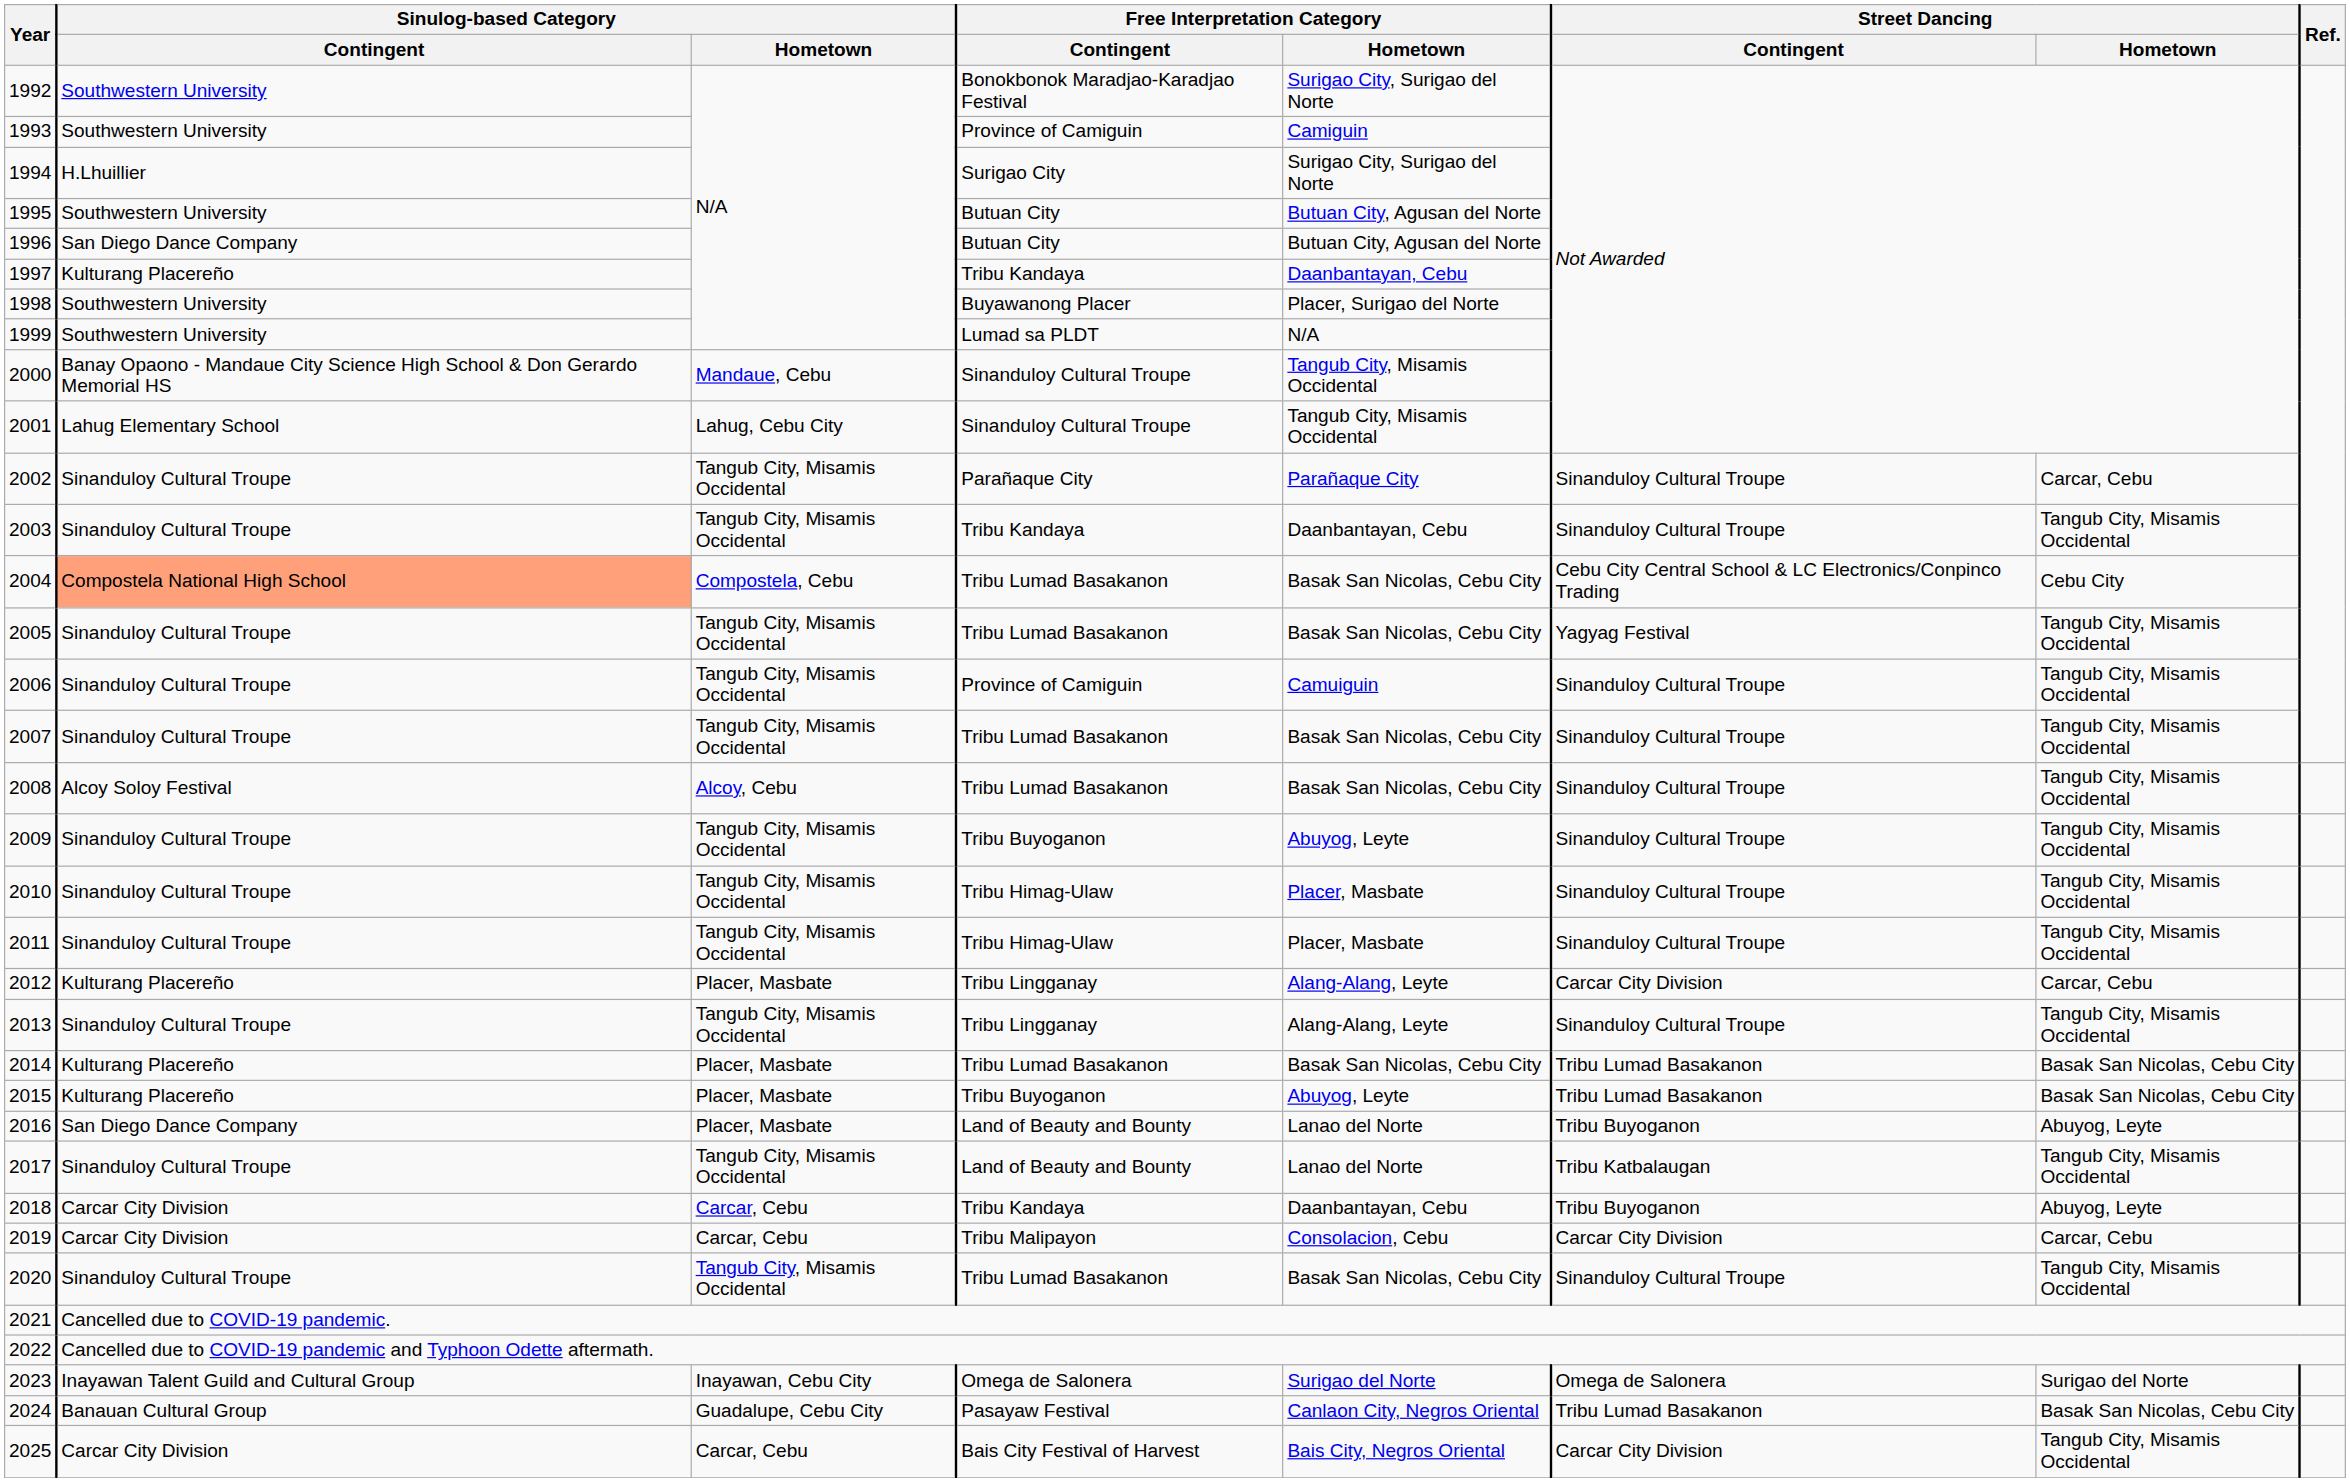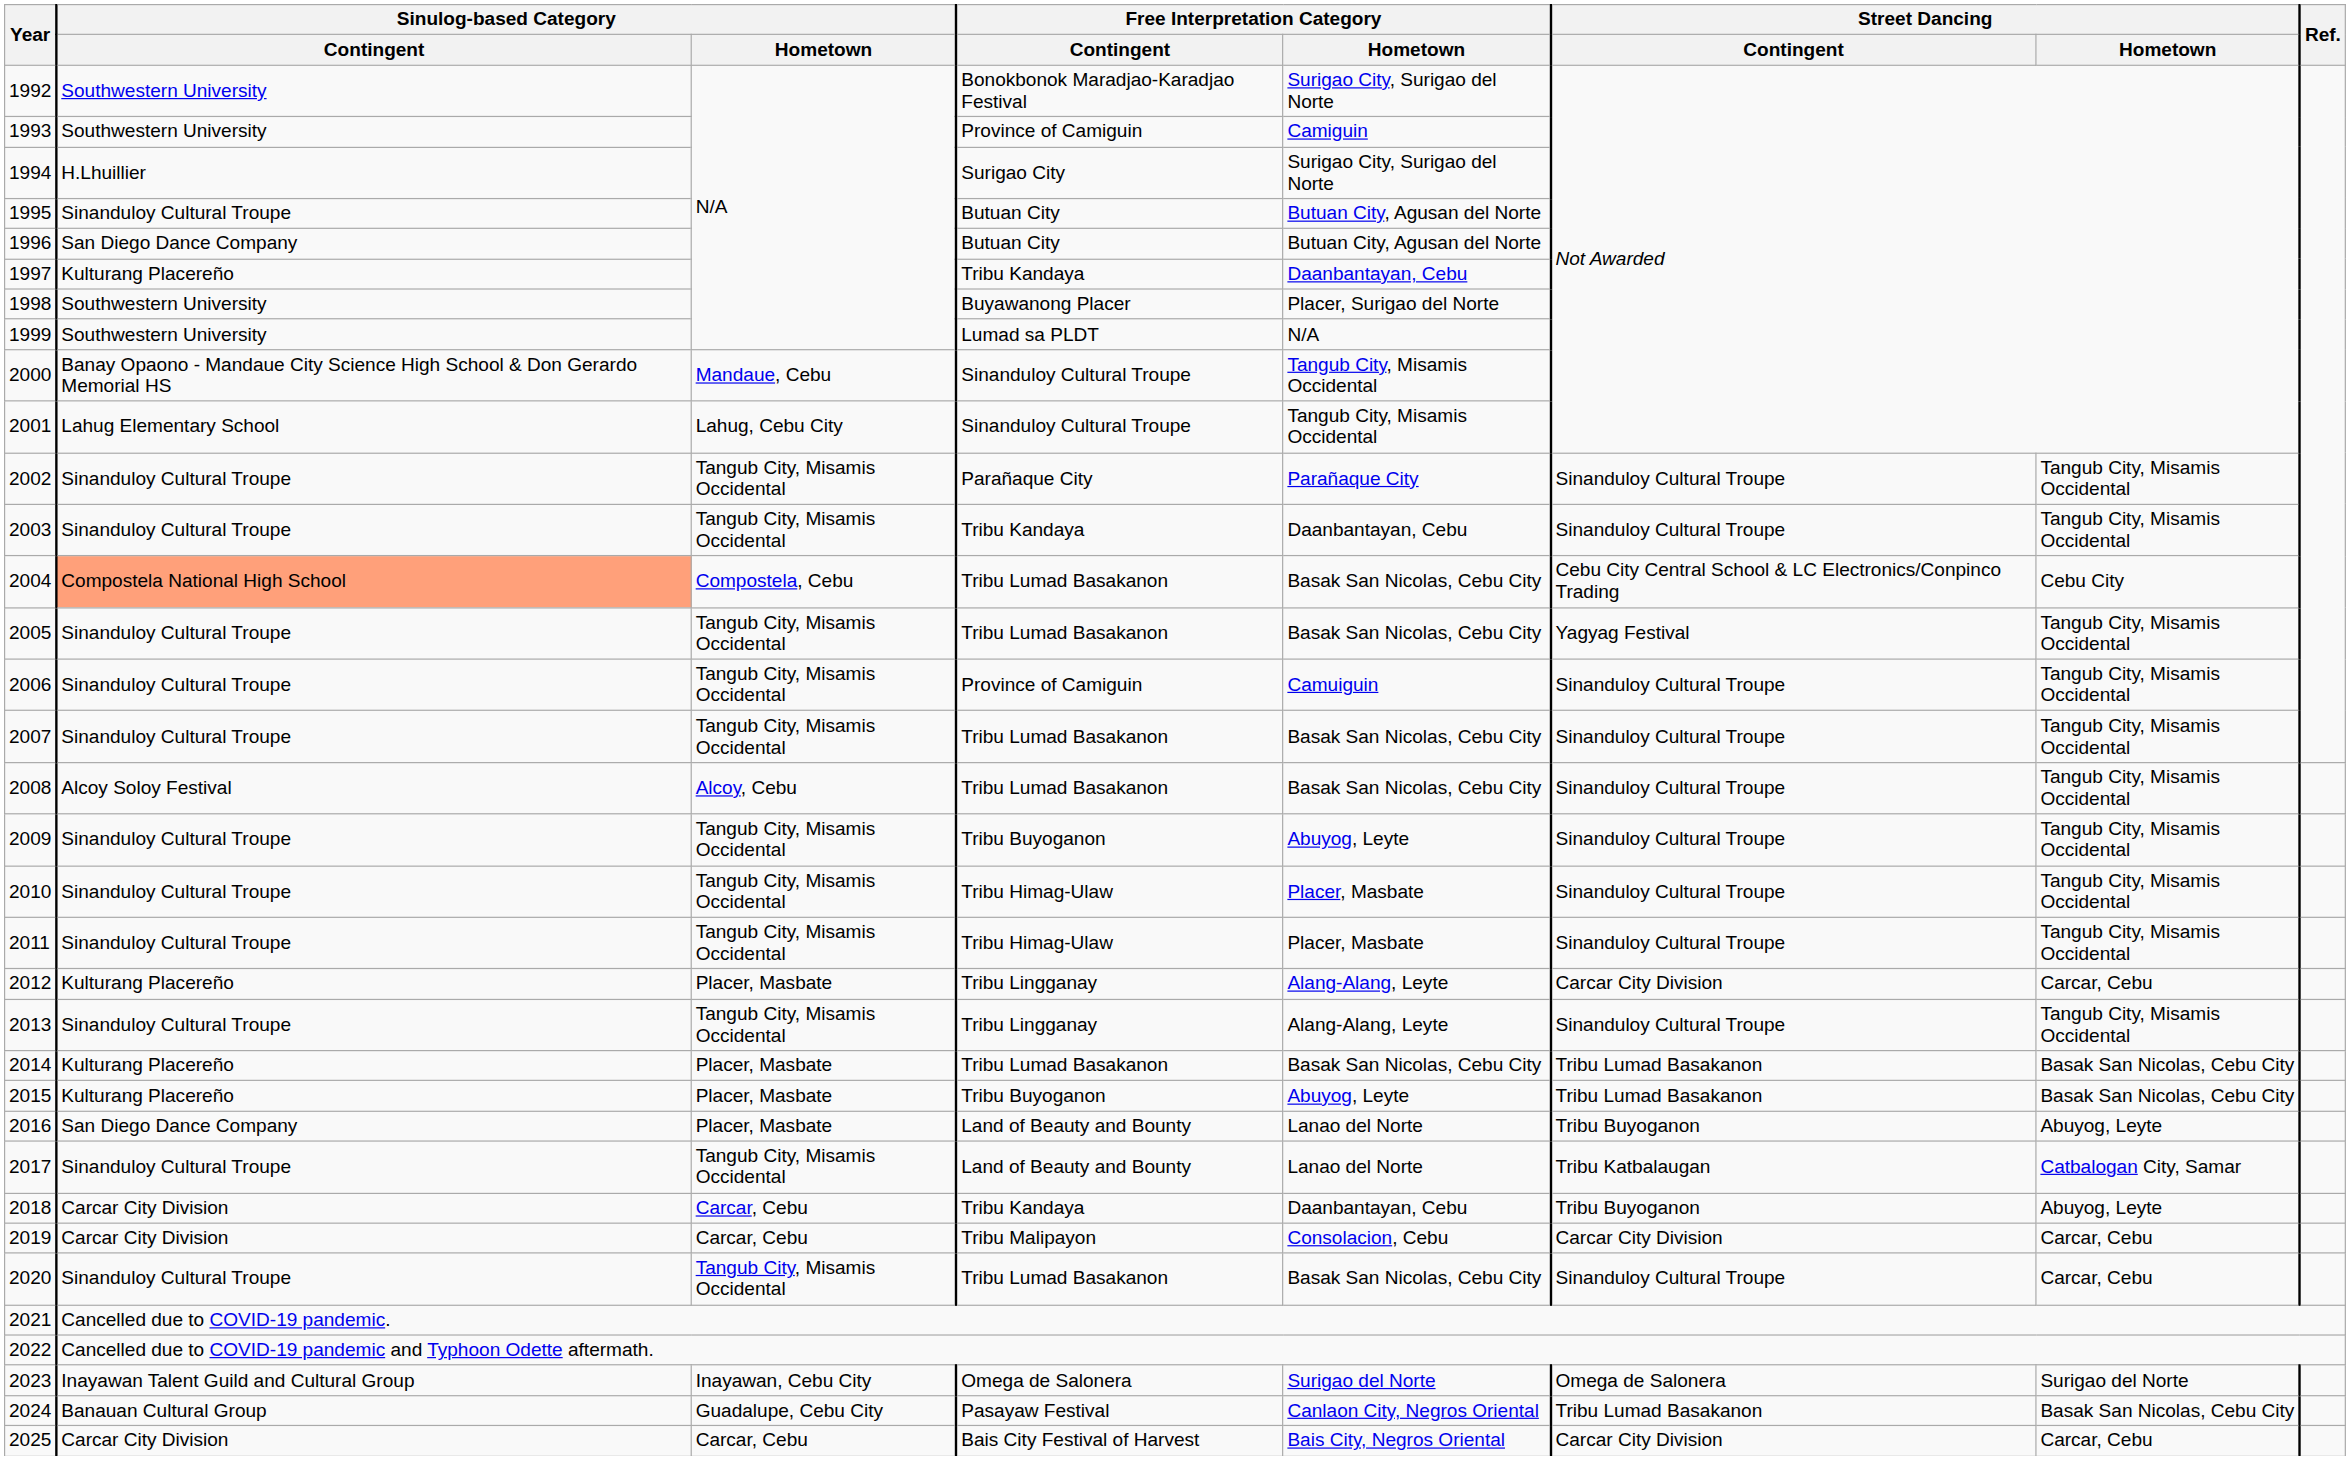(164, 213) Southwestern University -> (176, 213) Sinanduloy Cultural Troupe
(2096, 478) Carcar, Cebu -> (2130, 478) Tangub City, Misamis Occidental
(2130, 1166) Tangub City, Misamis Occidental -> (2141, 1166) Catbalogan City, Samar
(2130, 1278) Tangub City, Misamis Occidental -> (2096, 1278) Carcar, Cebu
(2130, 1451) Tangub City, Misamis Occidental -> (2096, 1440) Carcar, Cebu
